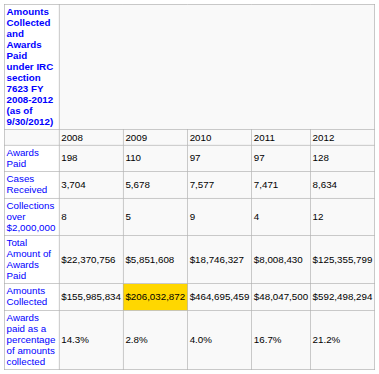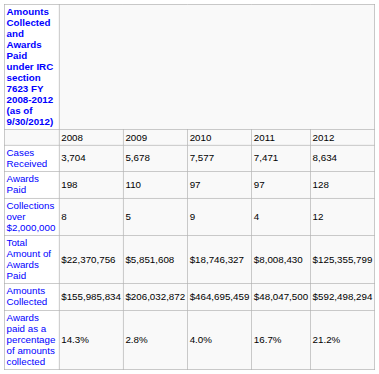rows swapped: (27, 184) <-> (23, 158)
(155, 297) gold background -> (155, 297) no background
